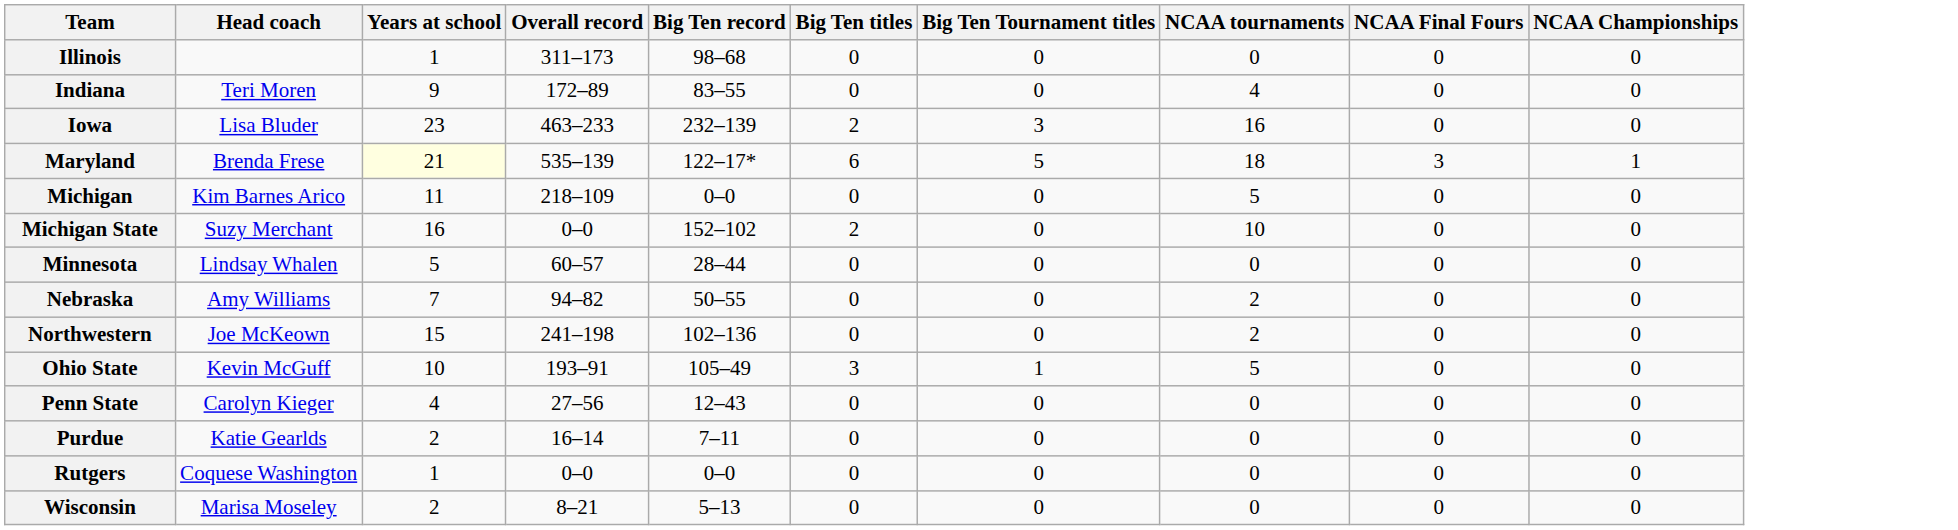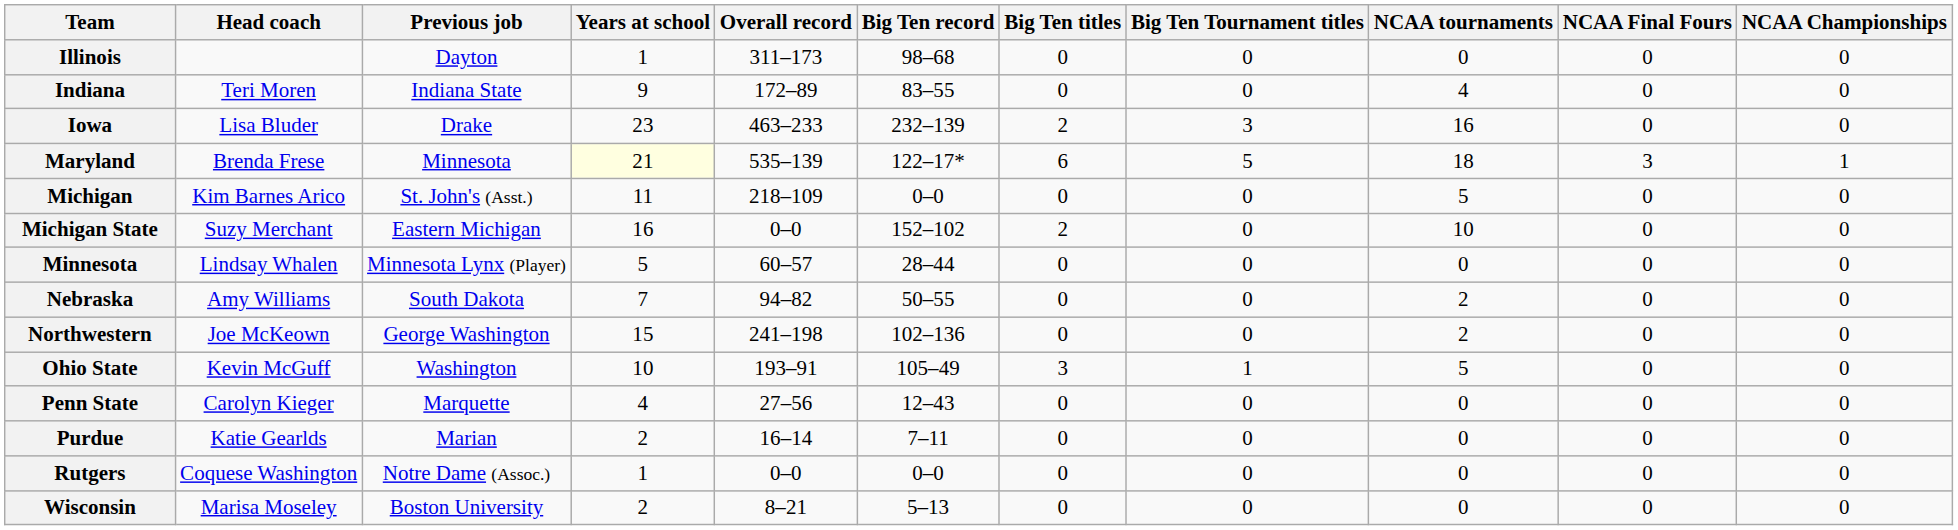+ column: (466, 22)
